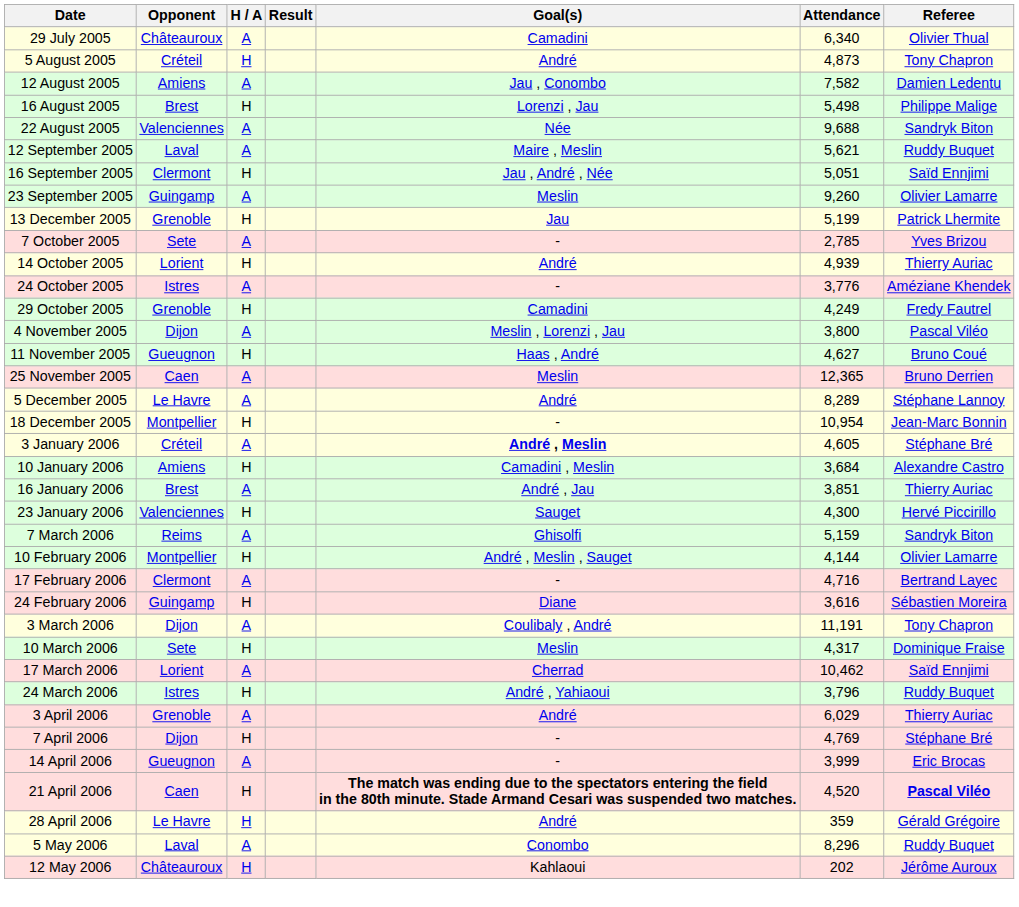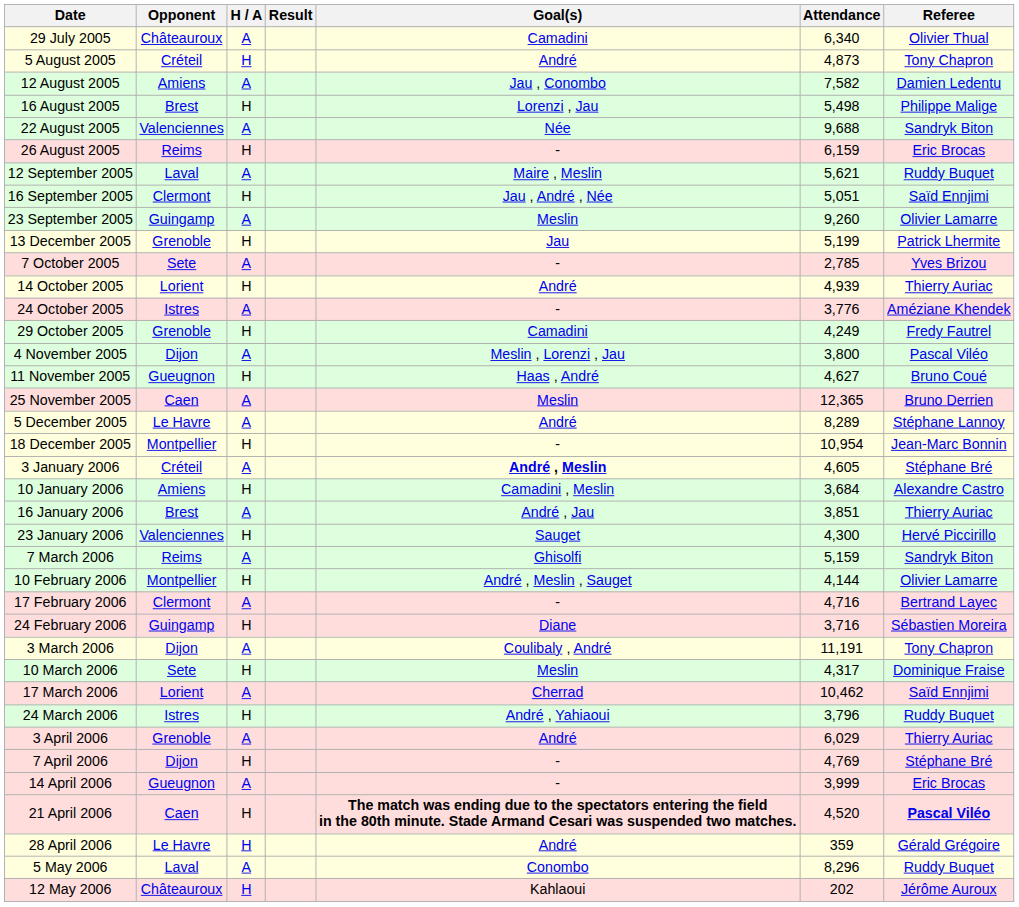+ row: (70, 151)
(842, 602) 3,616 -> (842, 625) 3,716
